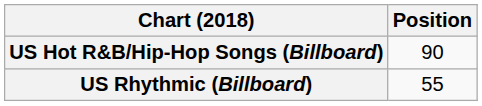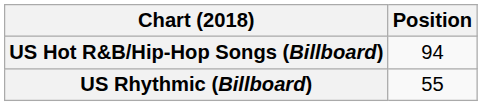(432, 52) 90 -> (432, 52) 94
